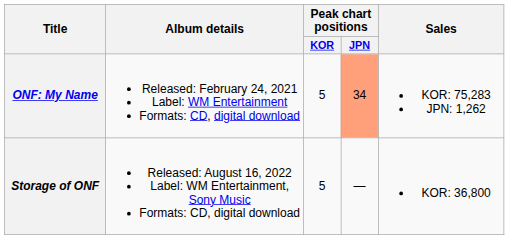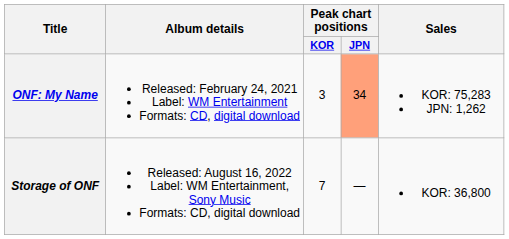(322, 95) 5 -> (322, 95) 3
(322, 186) 5 -> (322, 186) 7
